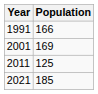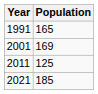(45, 30) 166 -> (45, 30) 165
